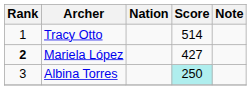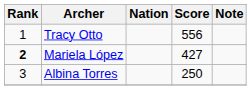(192, 34) 514 -> (192, 34) 556
(192, 74) paleturquoise background -> (192, 74) no background
